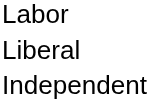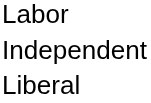rows swapped: (41, 50) <-> (75, 85)
